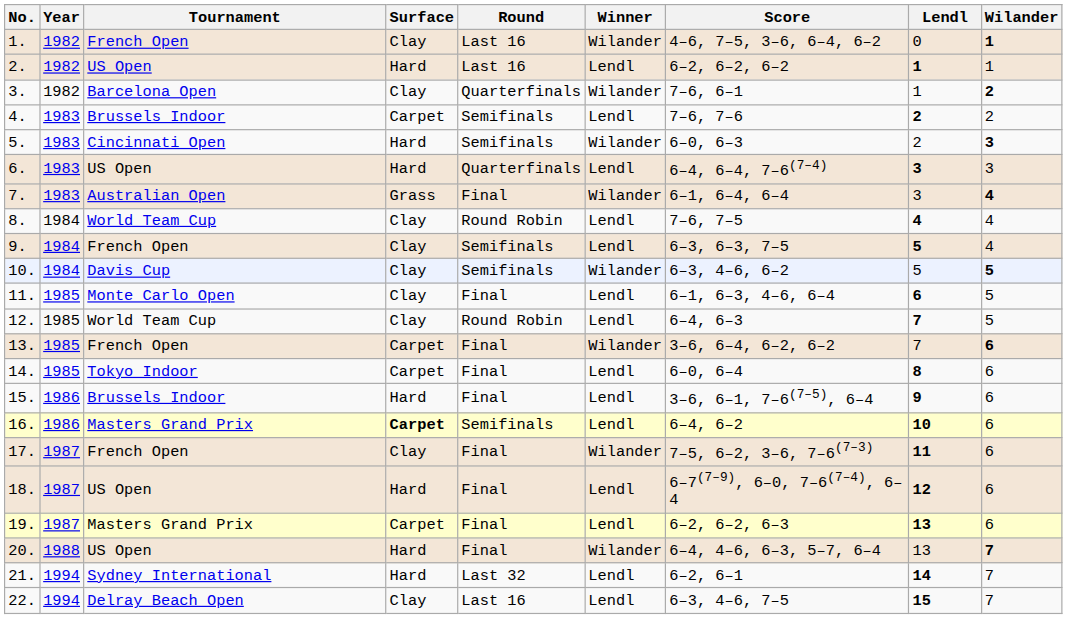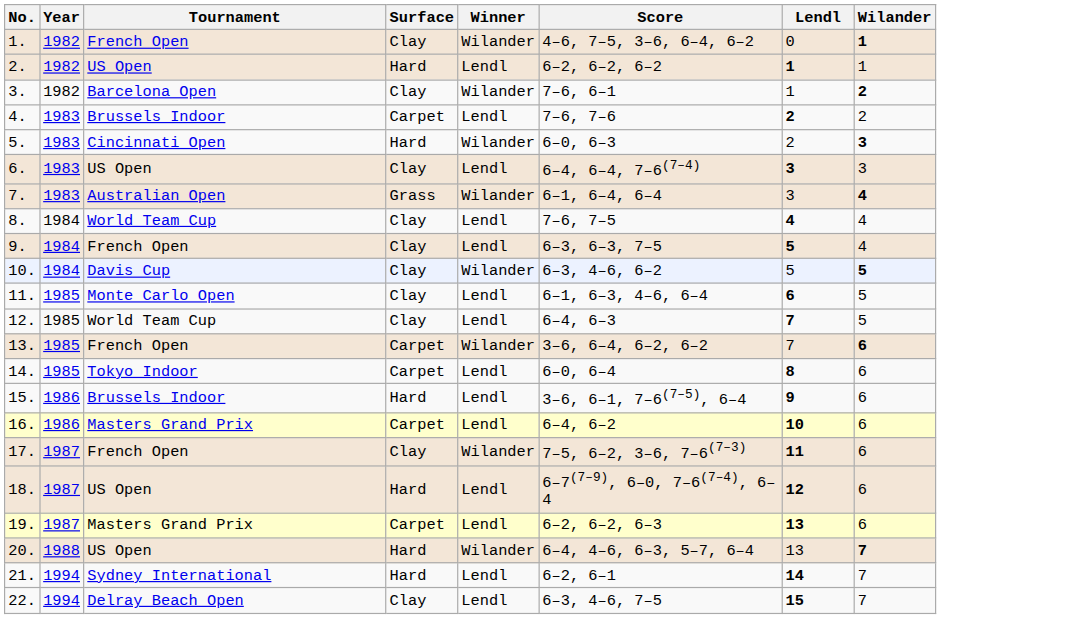- column: (521, 17)
(408, 169) Hard -> (408, 169) Clay
(417, 425) bold -> (417, 425) normal
